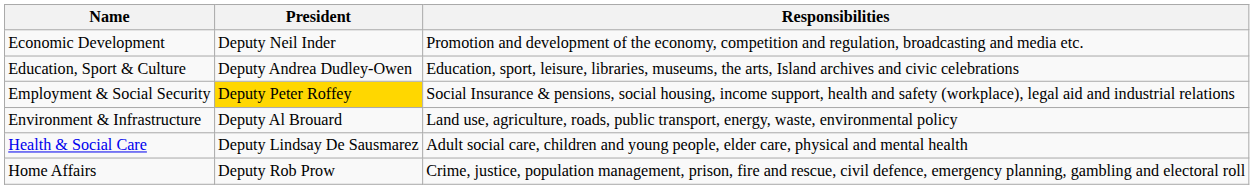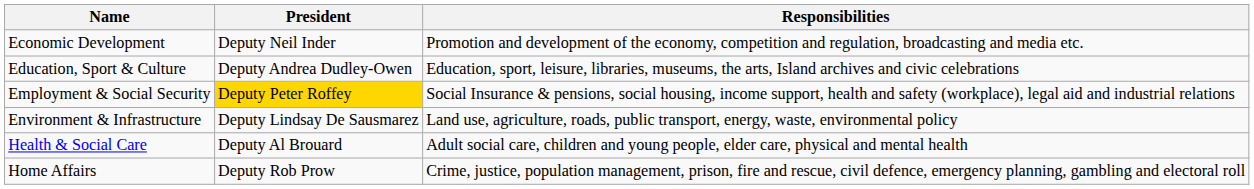(280, 119) Deputy Al Brouard -> (318, 119) Deputy Lindsay De Sausmarez
(318, 145) Deputy Lindsay De Sausmarez -> (280, 145) Deputy Al Brouard
